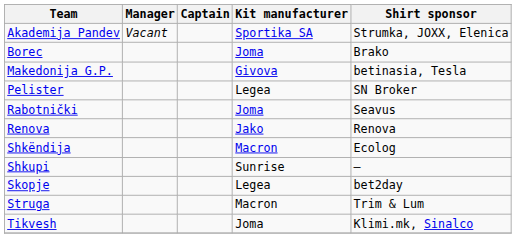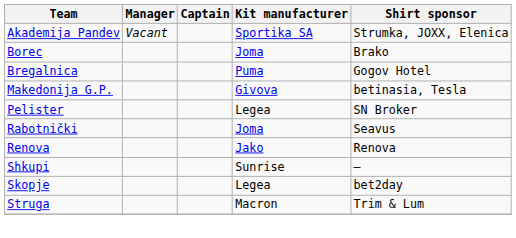+ row: (42, 71)
- row: (39, 147)
- row: (32, 224)
